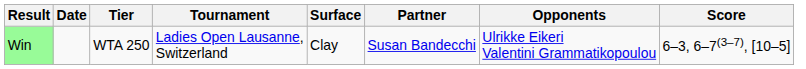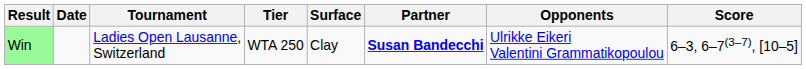columns swapped: (230, 15) <-> (121, 15)
(422, 45) normal -> (426, 45) bold
